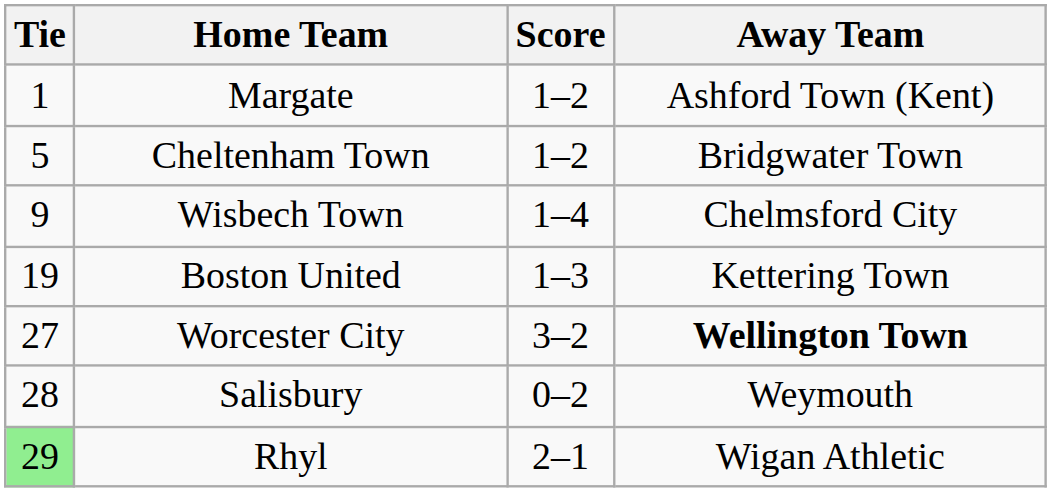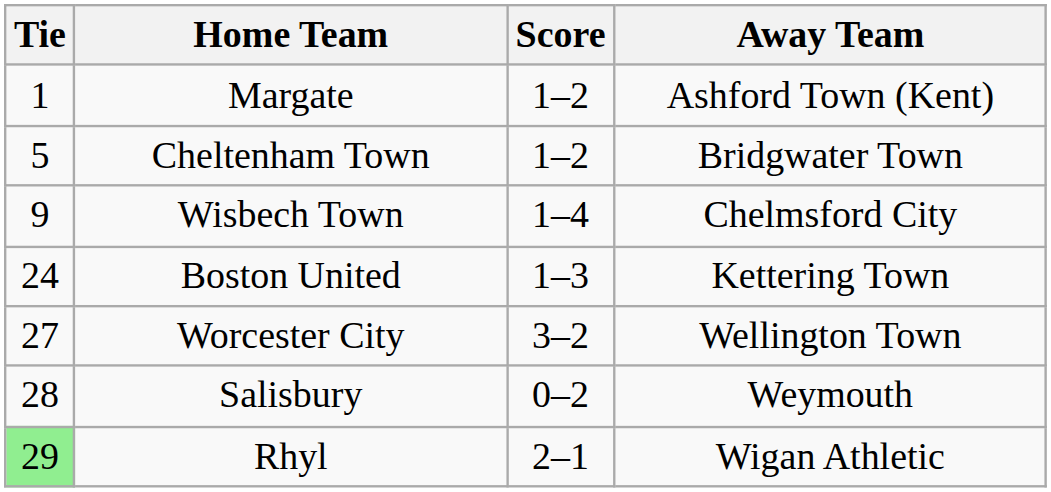(40, 275) 19 -> (40, 275) 24
(830, 335) bold -> (830, 335) normal
